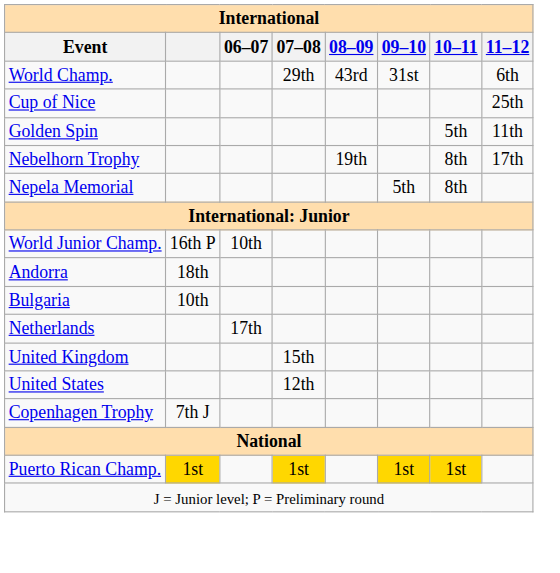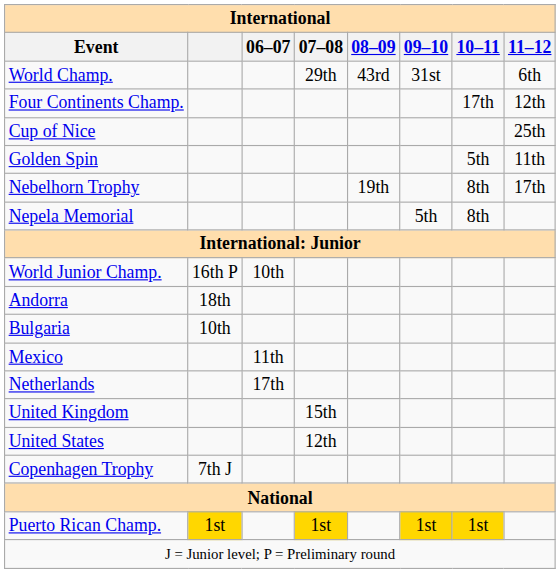+ row: (96, 103)
+ row: (36, 356)
